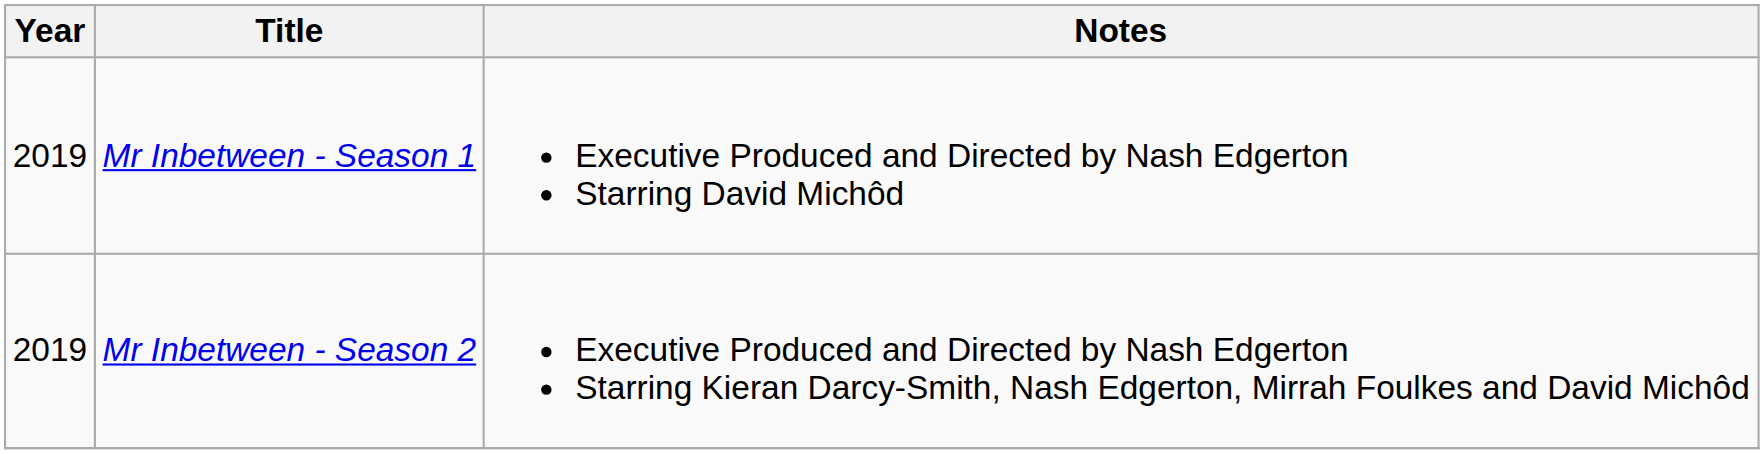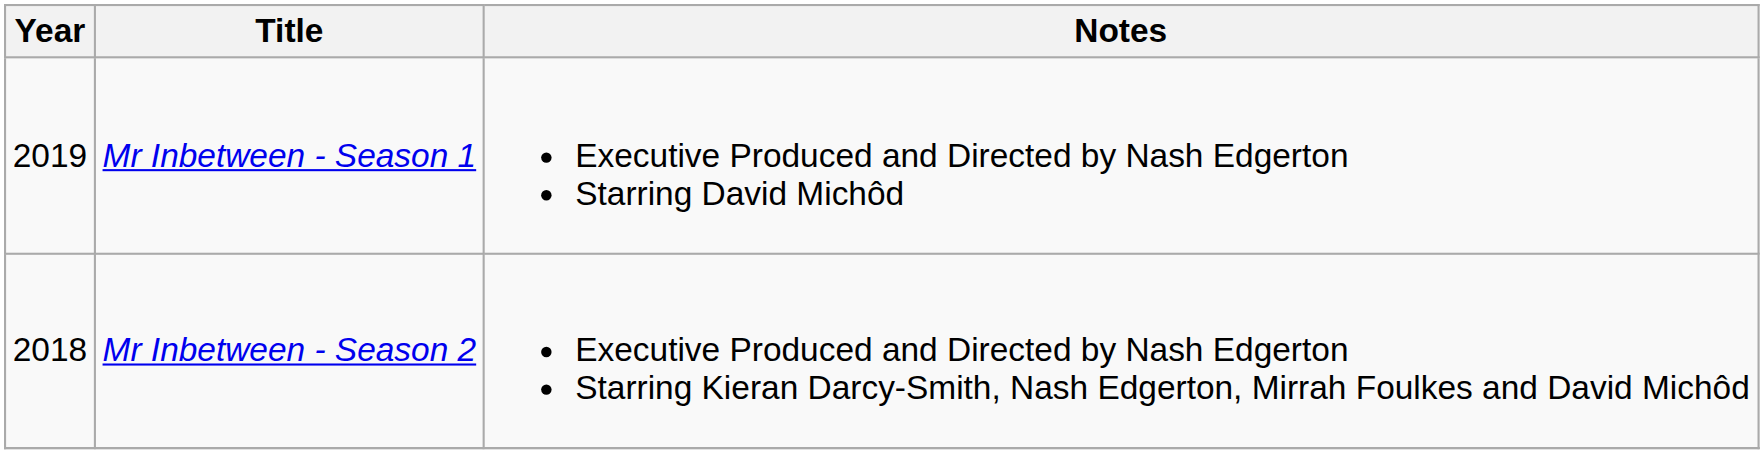(50, 350) 2019 -> (50, 350) 2018
